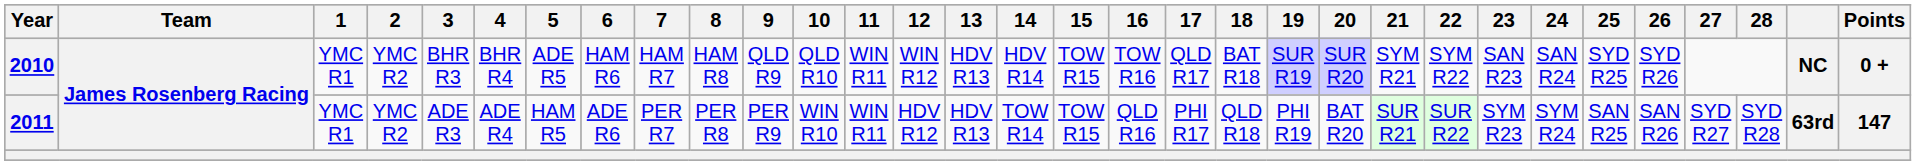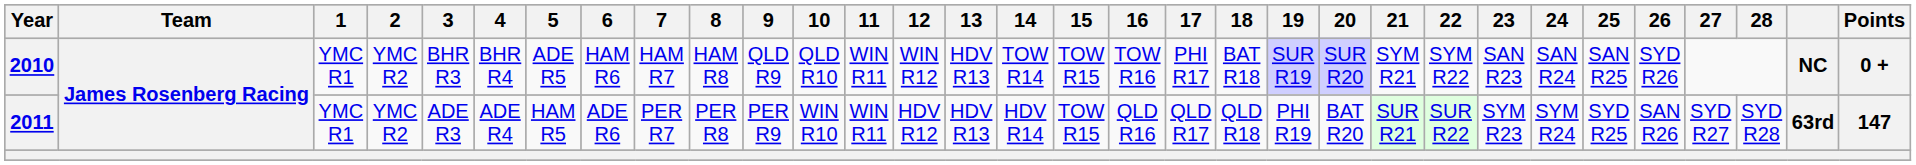(1025, 66) HDV R14 -> (1025, 66) TOW R14
(1191, 66) QLD R17 -> (1191, 66) PHI R17
(1609, 66) SYD R25 -> (1609, 66) SAN R25
(1025, 122) TOW R14 -> (1025, 122) HDV R14
(1191, 122) PHI R17 -> (1191, 122) QLD R17
(1609, 122) SAN R25 -> (1609, 122) SYD R25
